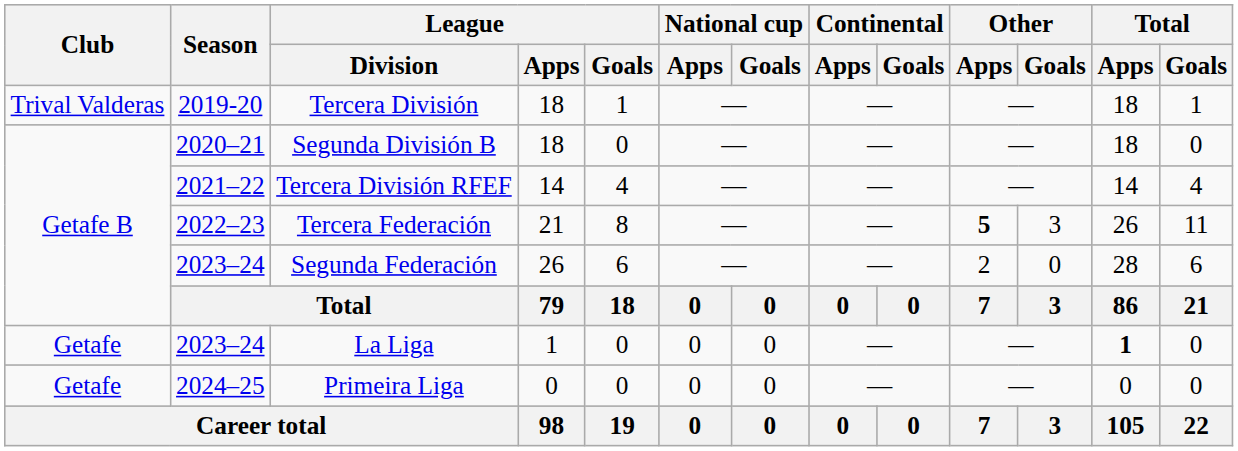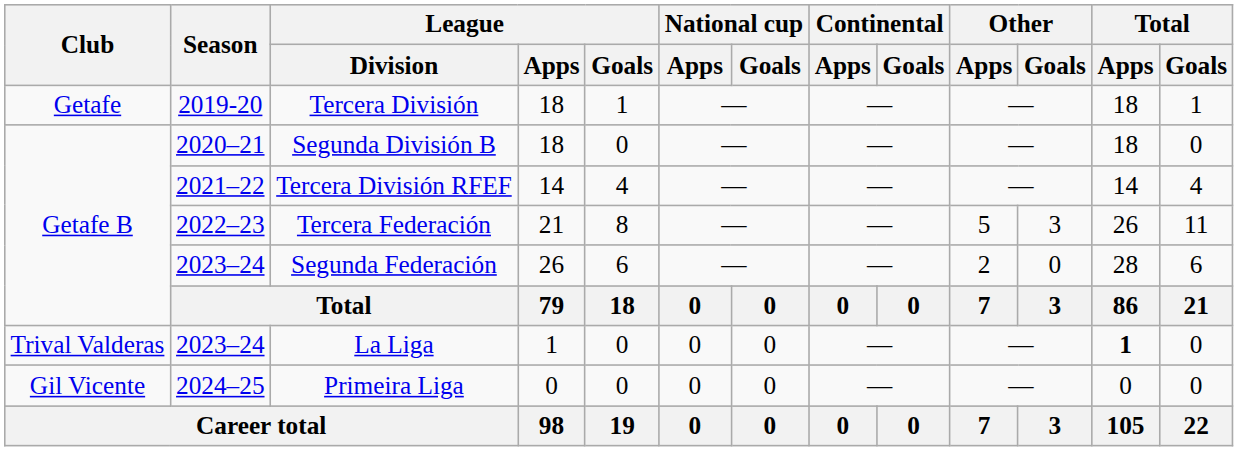(88, 104) Trival Valderas -> (88, 104) Getafe
(984, 225) bold -> (984, 225) normal
(88, 345) Getafe -> (88, 345) Trival Valderas
(88, 385) Getafe -> (88, 385) Gil Vicente
